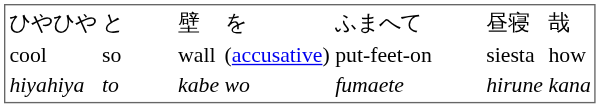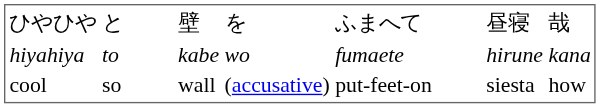rows swapped: (47, 85) <-> (28, 55)
